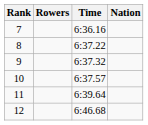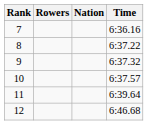columns swapped: (125, 12) <-> (90, 12)
